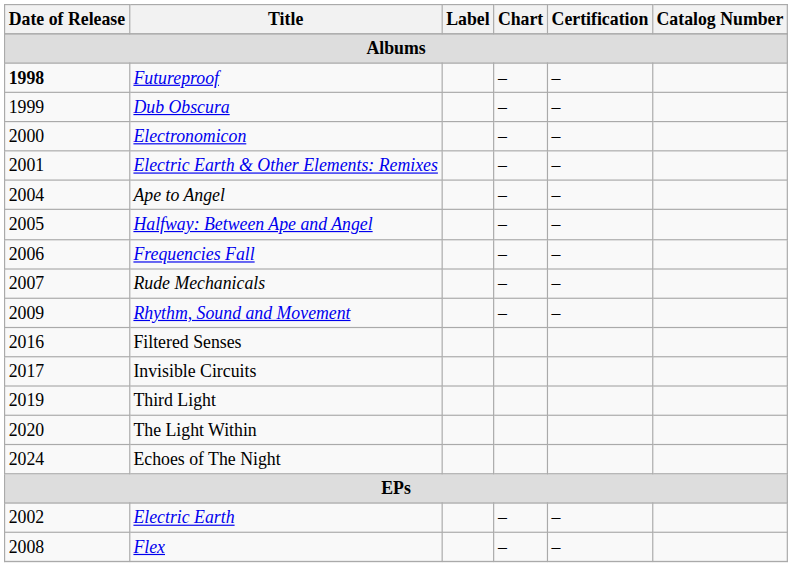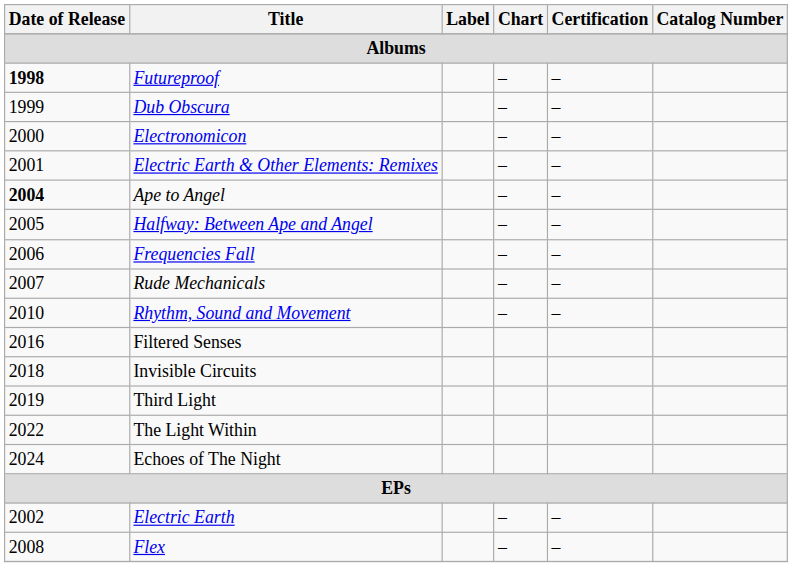(26, 195) normal -> (26, 195) bold
(26, 312) 2009 -> (26, 312) 2010
(26, 371) 2017 -> (26, 371) 2018
(26, 429) 2020 -> (26, 429) 2022
